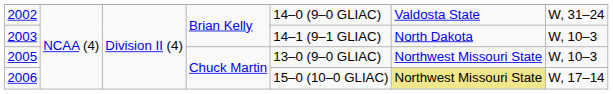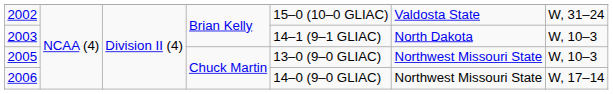(327, 15) 14–0 (9–0 GLIAC) -> (331, 15) 15–0 (10–0 GLIAC)
(331, 78) 15–0 (10–0 GLIAC) -> (327, 78) 14–0 (9–0 GLIAC)
(468, 78) khaki background -> (468, 78) no background
